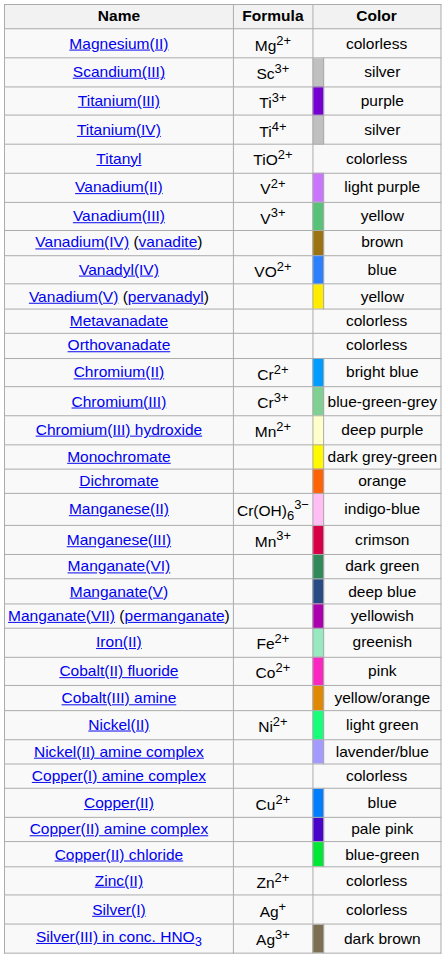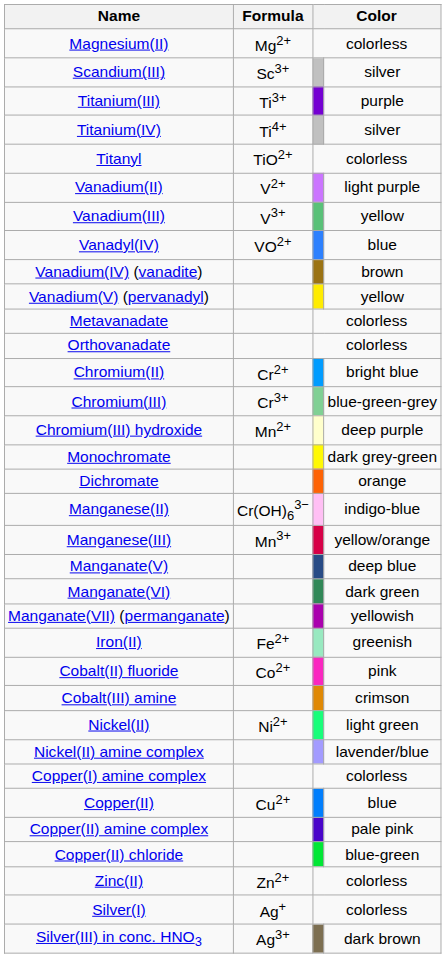rows swapped: (119, 269) <-> (119, 243)
(382, 540) crimson -> (382, 540) yellow/orange
rows swapped: (119, 591) <-> (119, 566)
(382, 698) yellow/orange -> (382, 698) crimson
